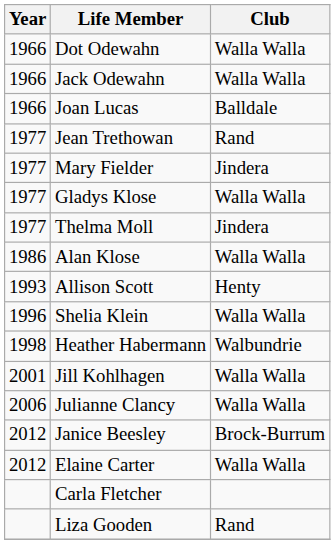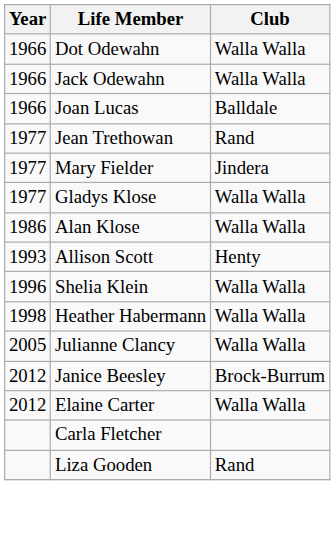- row: (104, 227)
(258, 345) Walbundrie -> (260, 316) Walla Walla
- row: (110, 375)
(28, 405) 2006 -> (28, 345) 2005
